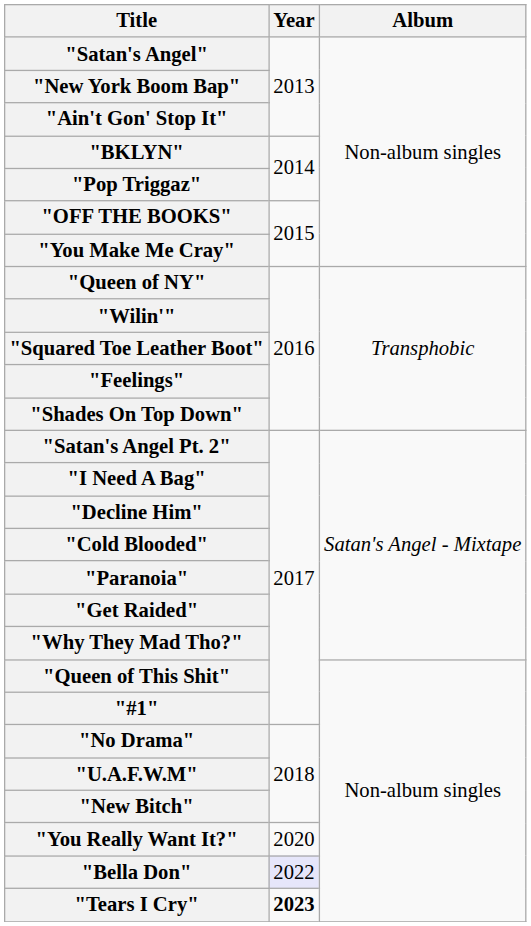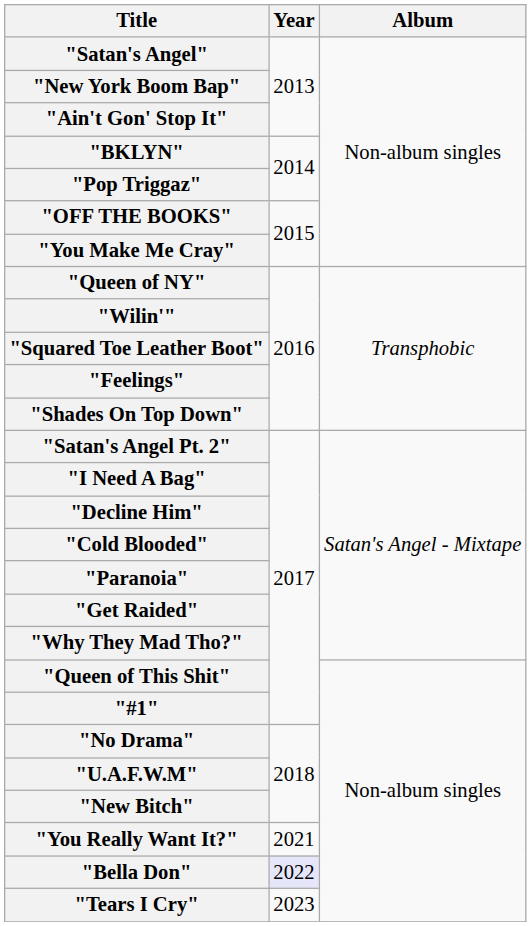(294, 839) 2020 -> (294, 839) 2021
(294, 904) bold -> (294, 904) normal
